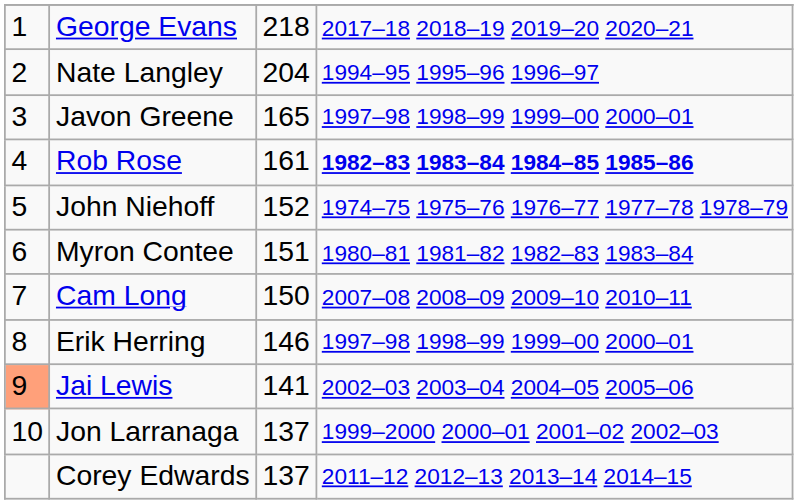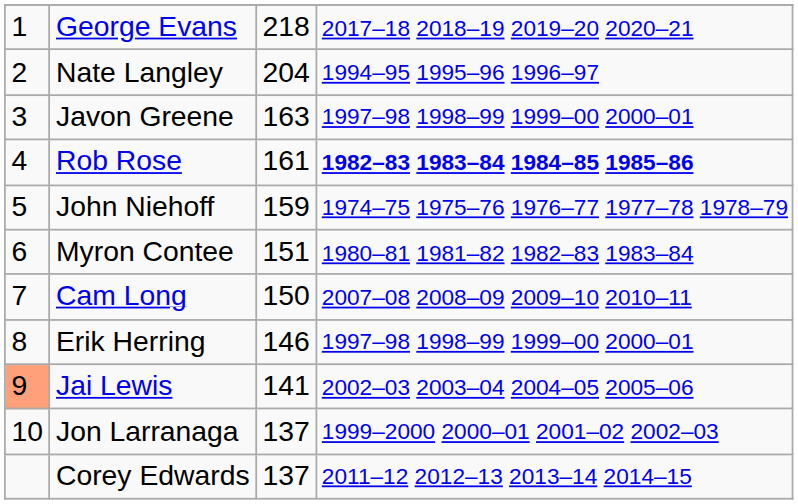(286, 116) 165 -> (286, 116) 163
(286, 206) 152 -> (286, 206) 159
